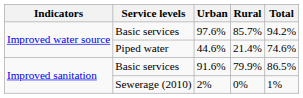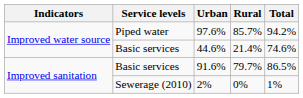(147, 31) Basic services -> (142, 31) Piped water
(142, 48) Piped water -> (147, 48) Basic services
(247, 66) 79.9% -> (247, 66) 79.7%
